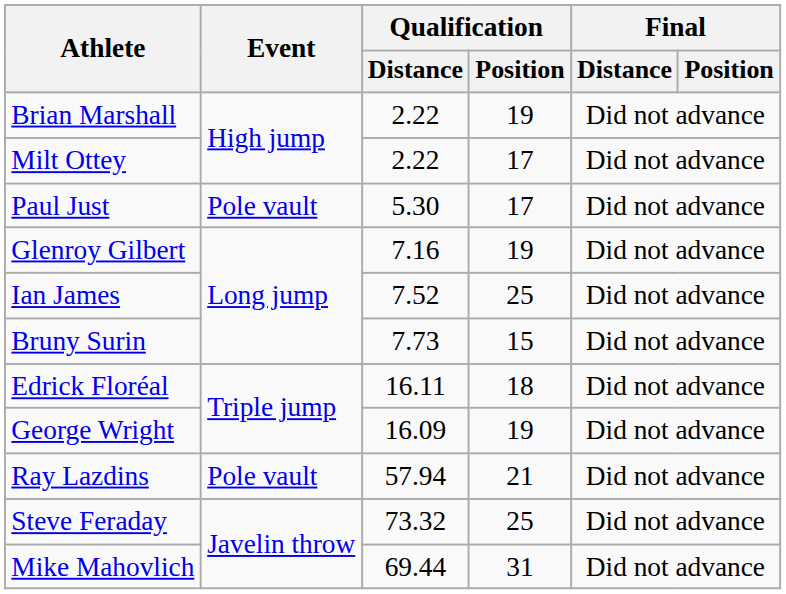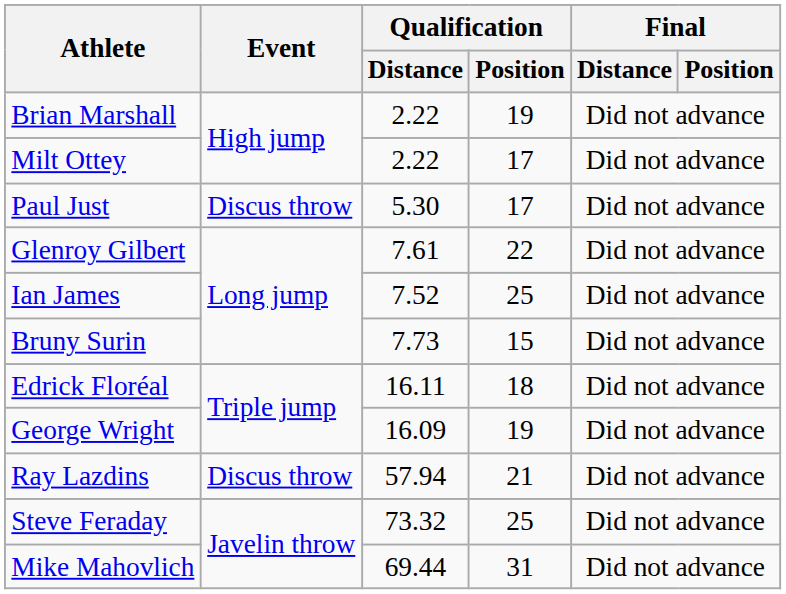(262, 205) Pole vault -> (280, 205) Discus throw
(415, 250) 7.16 -> (415, 250) 7.61
(520, 250) 19 -> (520, 250) 22
(262, 476) Pole vault -> (280, 476) Discus throw
